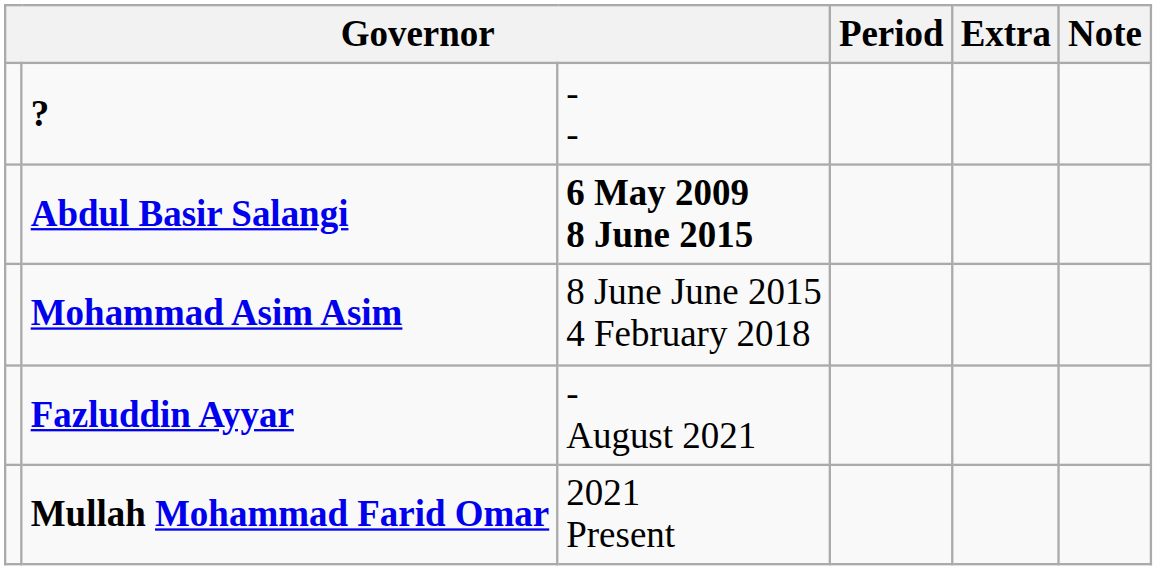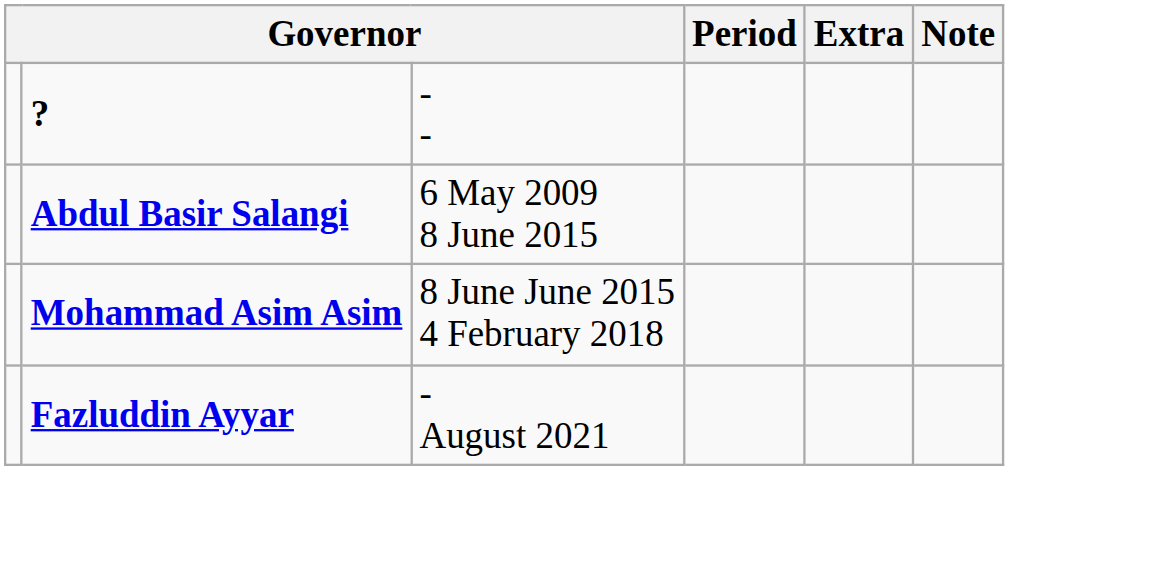(660, 213) bold -> (509, 213) normal
- row: (290, 513)
